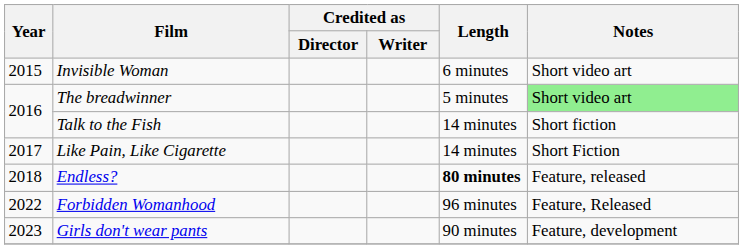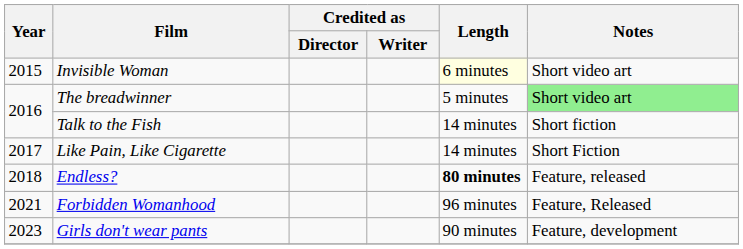(476, 71) no background -> (476, 71) lightyellow background
(25, 204) 2022 -> (25, 204) 2021
